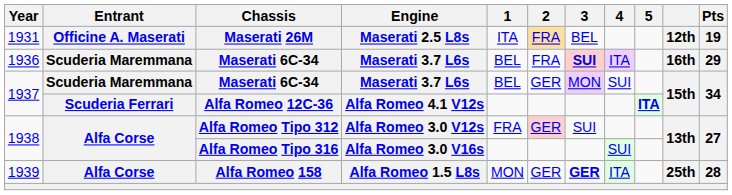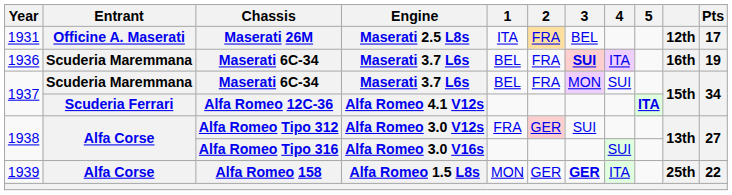(713, 38) 19 -> (713, 38) 17
(713, 60) 29 -> (713, 60) 19
(546, 82) GER -> (546, 82) FRA
(713, 171) 28 -> (713, 171) 22
